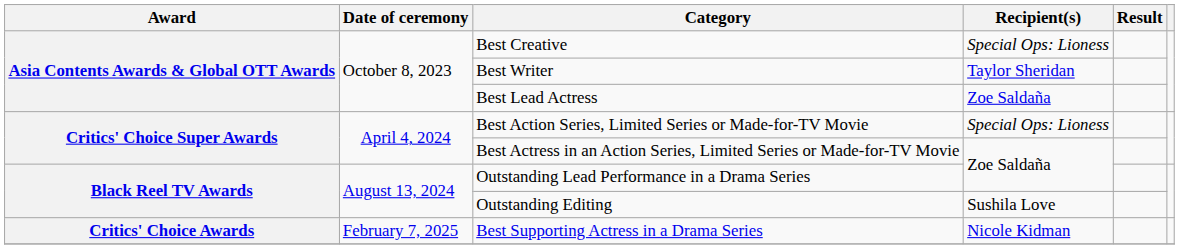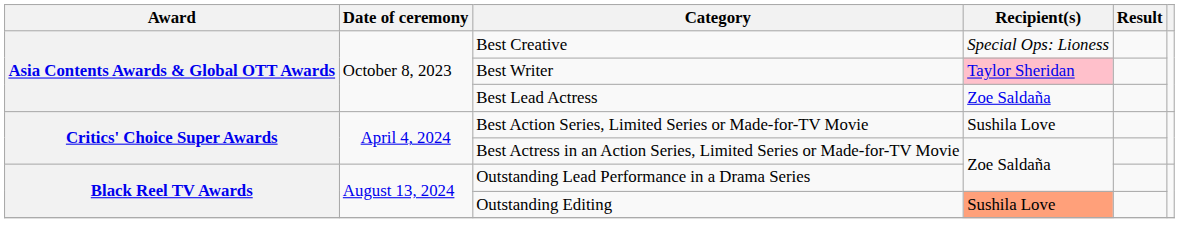(1021, 71) no background -> (1021, 71) pink background
(1038, 124) Special Ops: Lioness -> (1011, 124) Sushila Love
(1011, 204) no background -> (1011, 204) lightsalmon background
- row: (619, 230)
